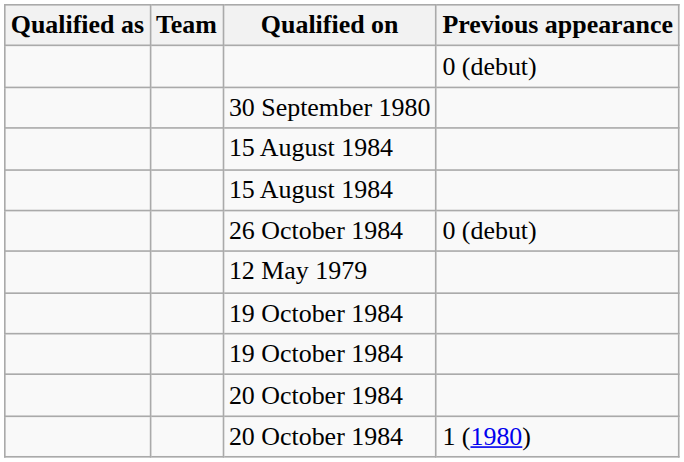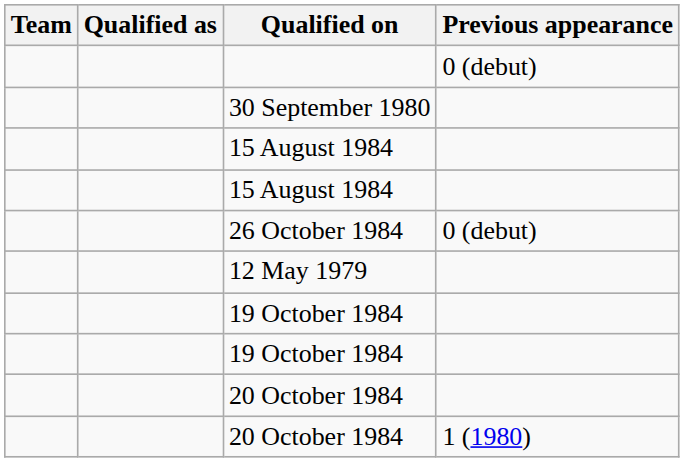columns swapped: (186, 25) <-> (77, 25)
